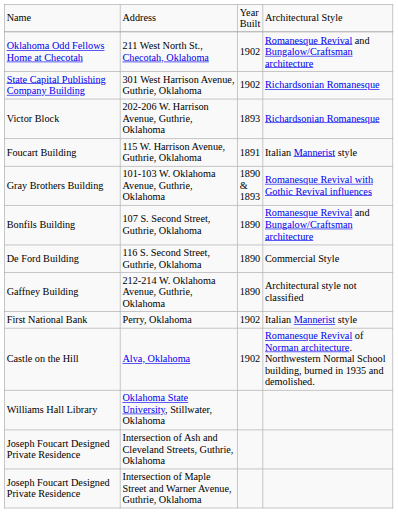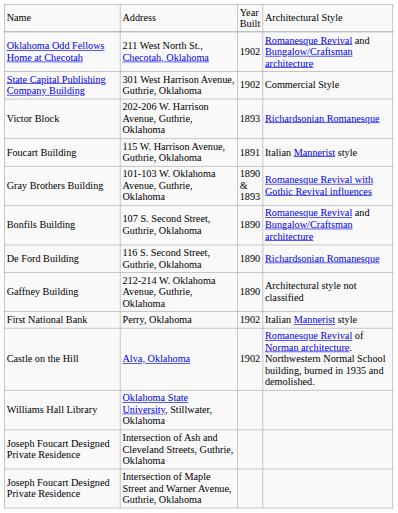(322, 85) Richardsonian Romanesque -> (302, 85) Commercial Style
(302, 258) Commercial Style -> (322, 258) Richardsonian Romanesque
